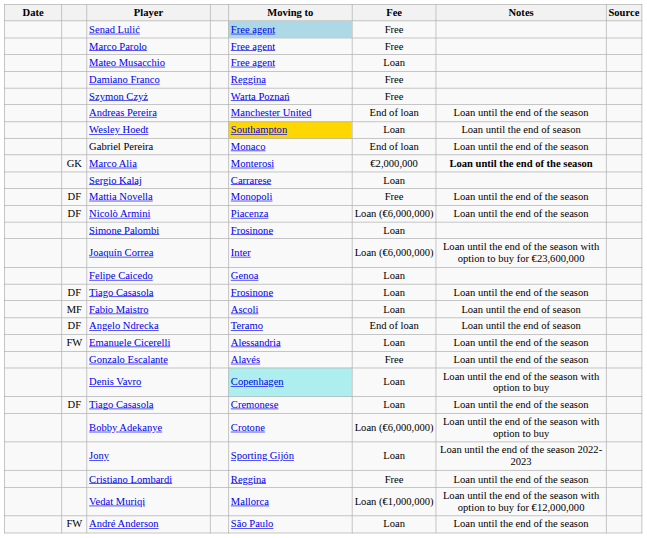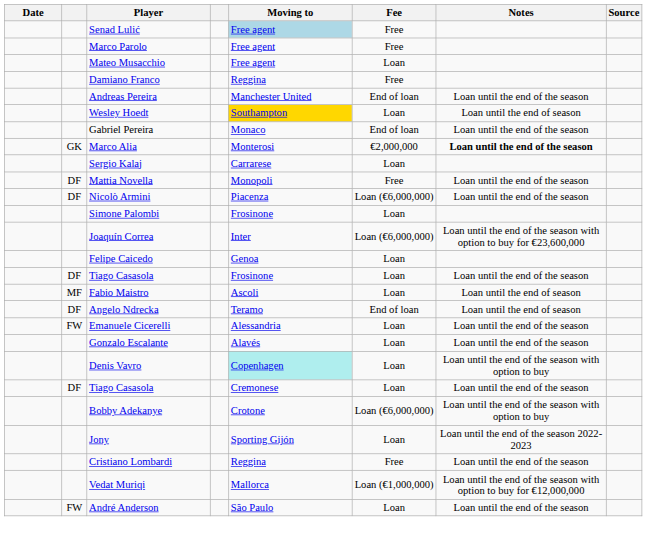- row: (74, 96)
(394, 359) Free -> (394, 342) Loan
